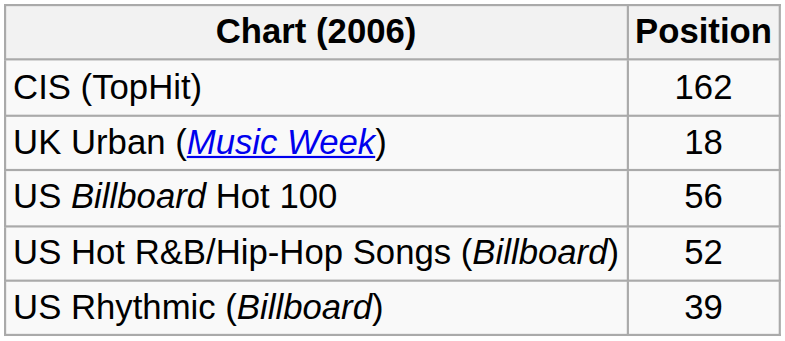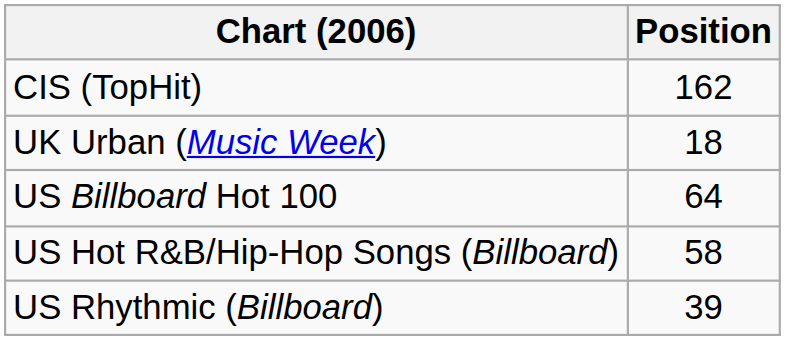(704, 197) 56 -> (704, 197) 64
(704, 252) 52 -> (704, 252) 58
